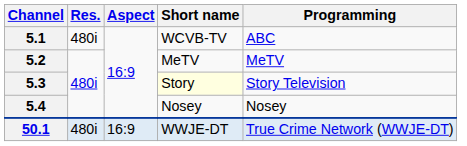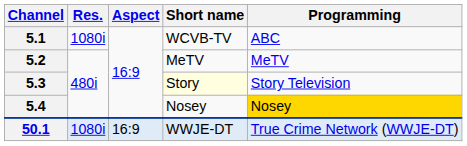(84, 38) 480i -> (88, 38) 1080i
(266, 106) no background -> (271, 106) gold background
(84, 129) 480i -> (88, 129) 1080i
